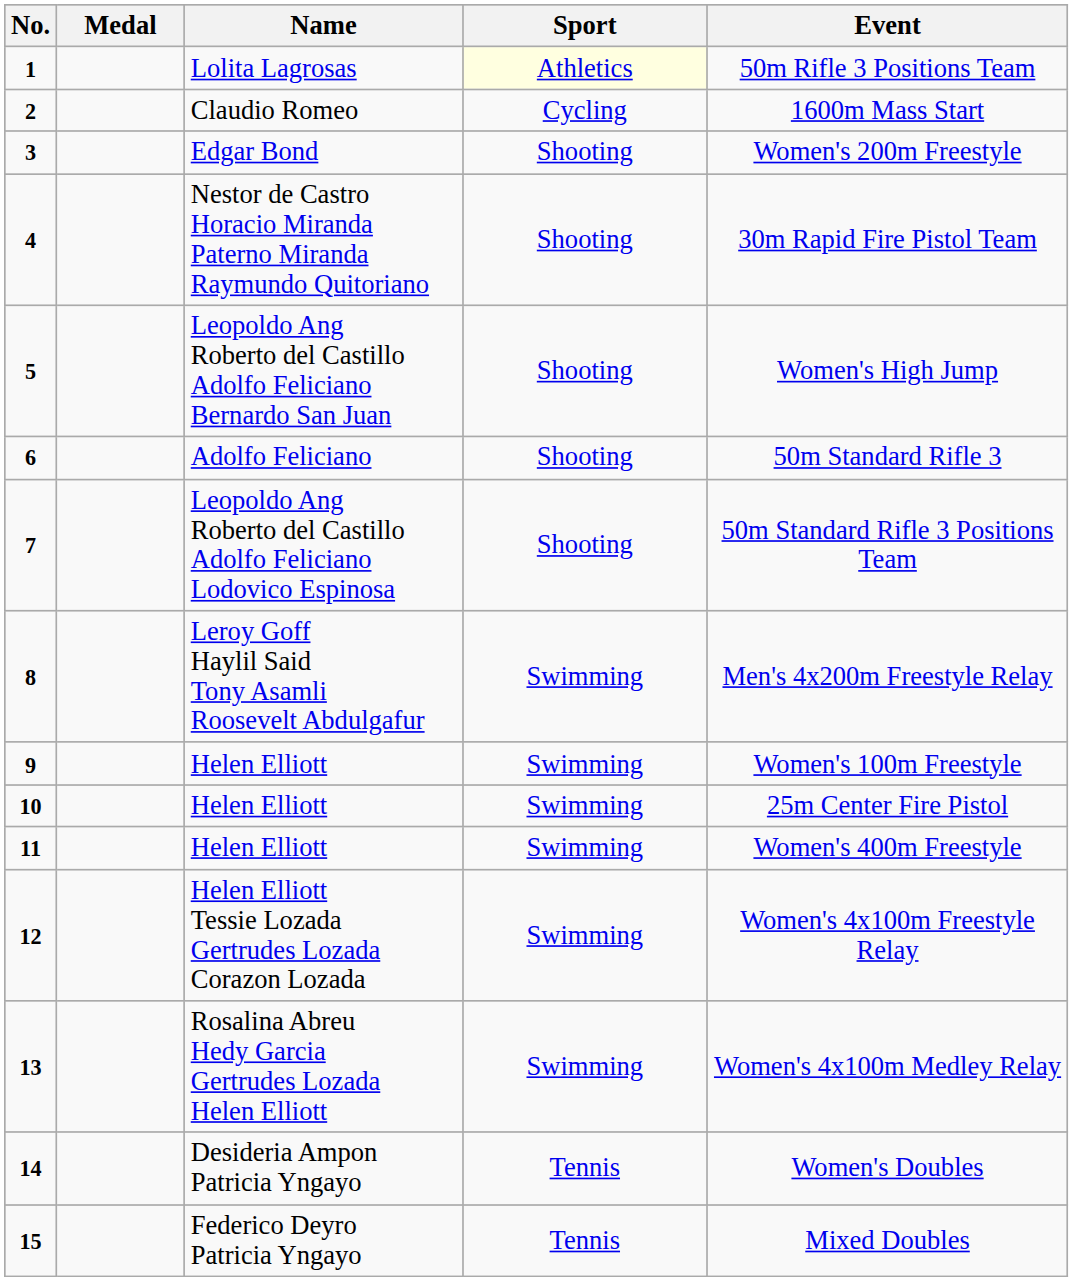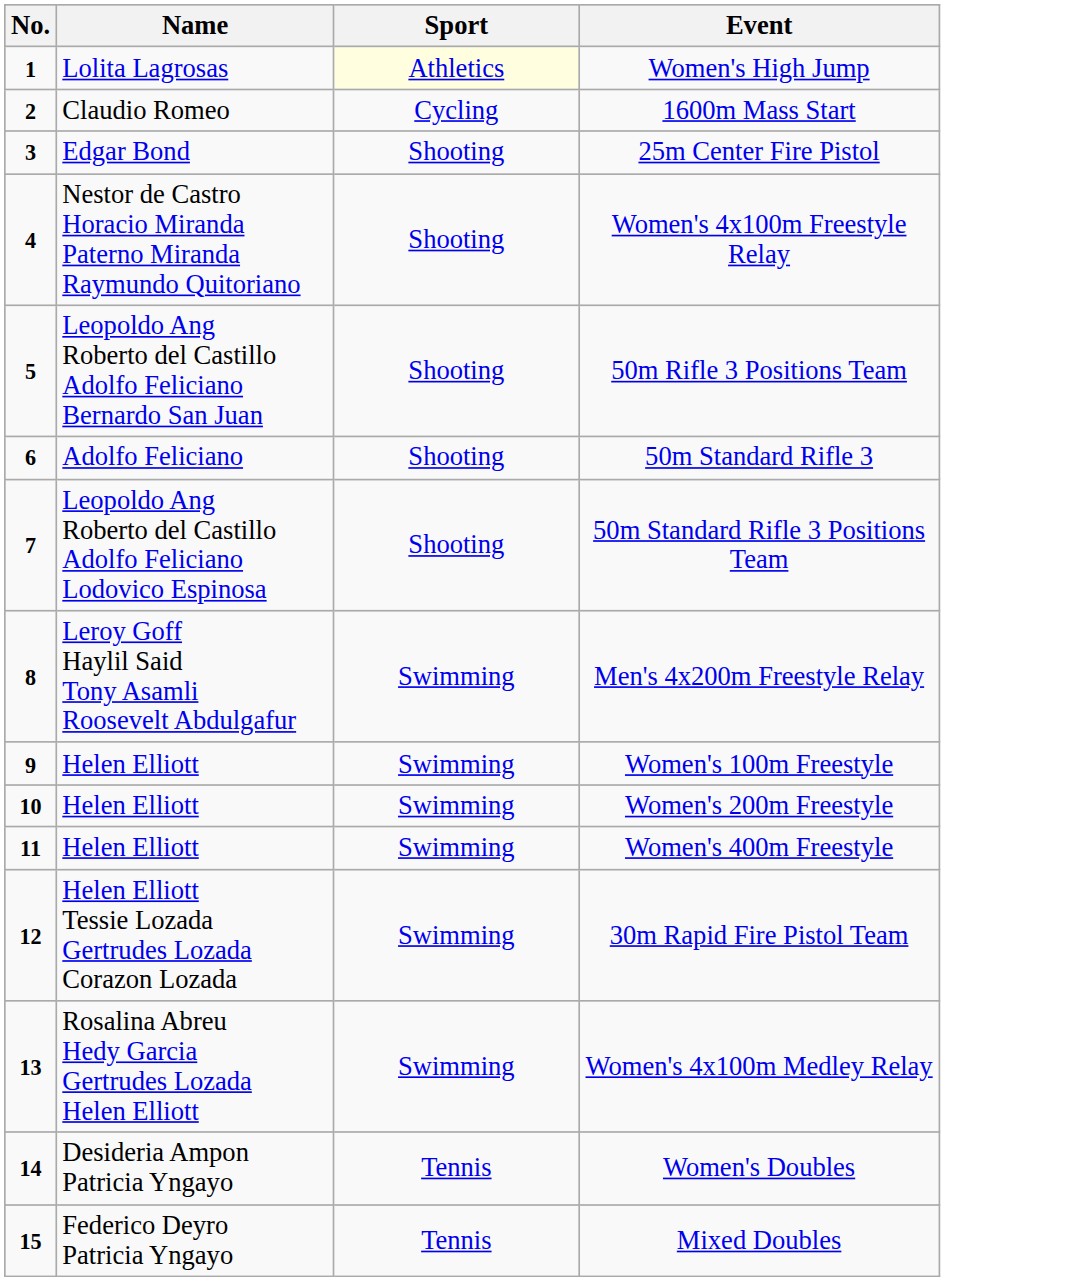- column: (120, 25)
(888, 67) 50m Rifle 3 Positions Team -> (759, 67) Women's High Jump
(888, 151) Women's 200m Freestyle -> (759, 151) 25m Center Fire Pistol
(888, 238) 30m Rapid Fire Pistol Team -> (759, 238) Women's 4x100m Freestyle Relay
(888, 370) Women's High Jump -> (759, 370) 50m Rifle 3 Positions Team
(888, 805) 25m Center Fire Pistol -> (759, 805) Women's 200m Freestyle
(888, 934) Women's 4x100m Freestyle Relay -> (759, 934) 30m Rapid Fire Pistol Team
